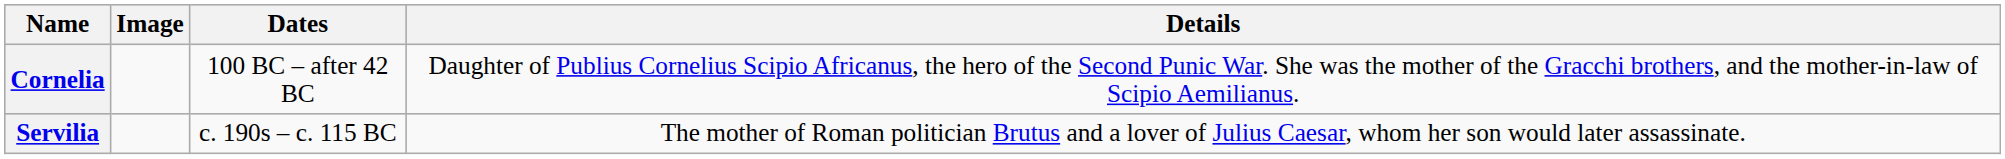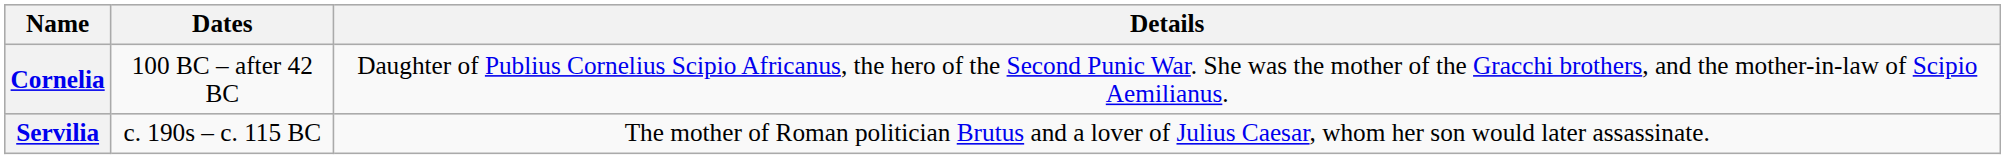- column: (150, 24)
